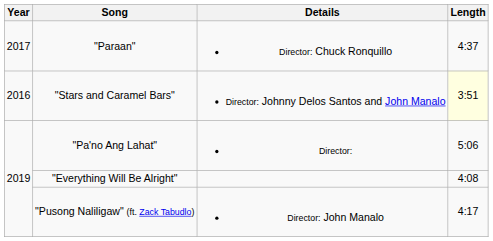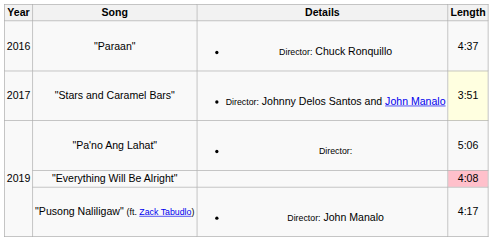(19, 46) 2017 -> (19, 46) 2016
(19, 95) 2016 -> (19, 95) 2017
(468, 178) no background -> (468, 178) pink background
